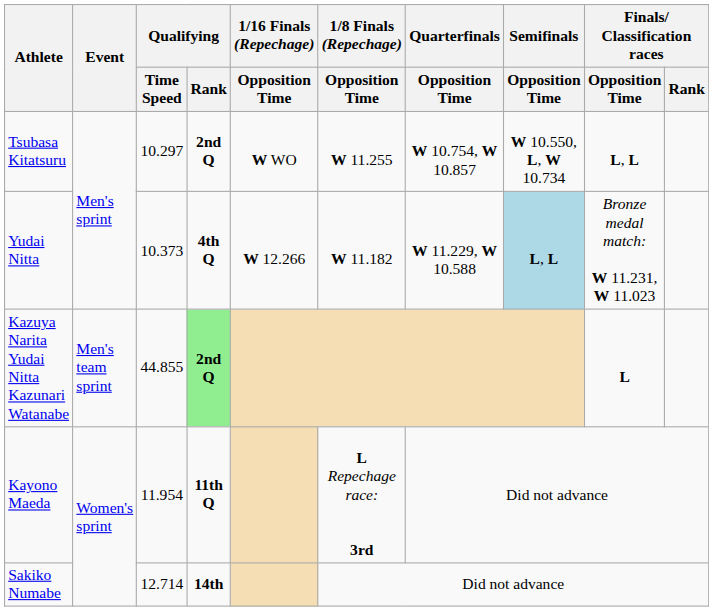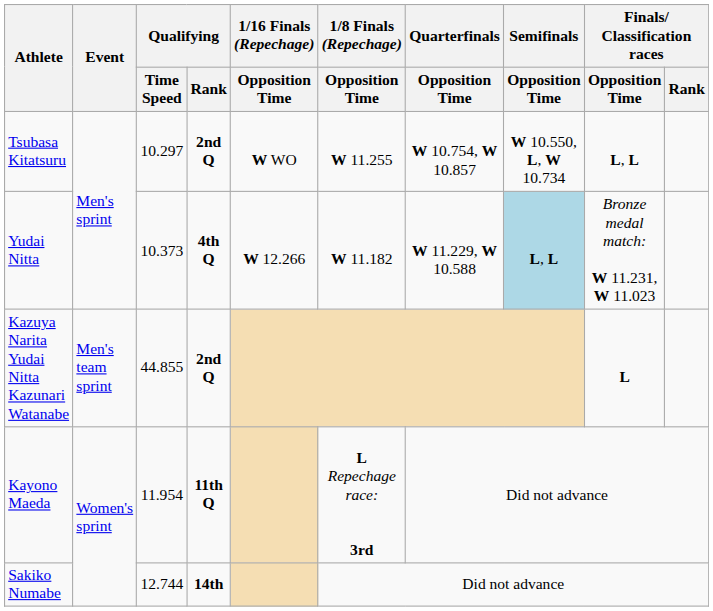(209, 368) lightgreen background -> (209, 368) no background
(162, 584) 12.714 -> (162, 584) 12.744
